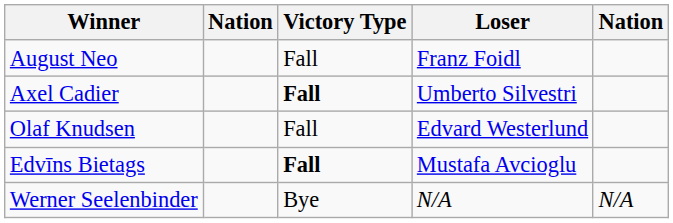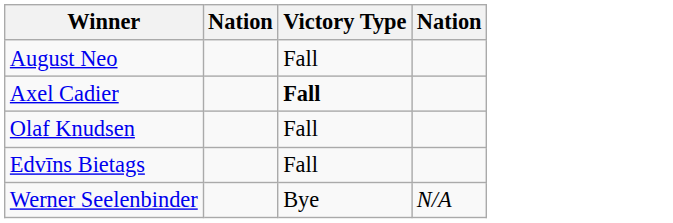- column: (503, 22)
(302, 164) bold -> (301, 164) normal
